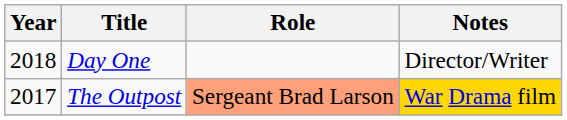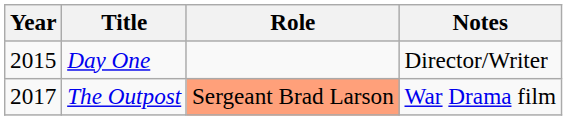(33, 59) 2018 -> (33, 59) 2015
(480, 96) gold background -> (480, 96) no background
